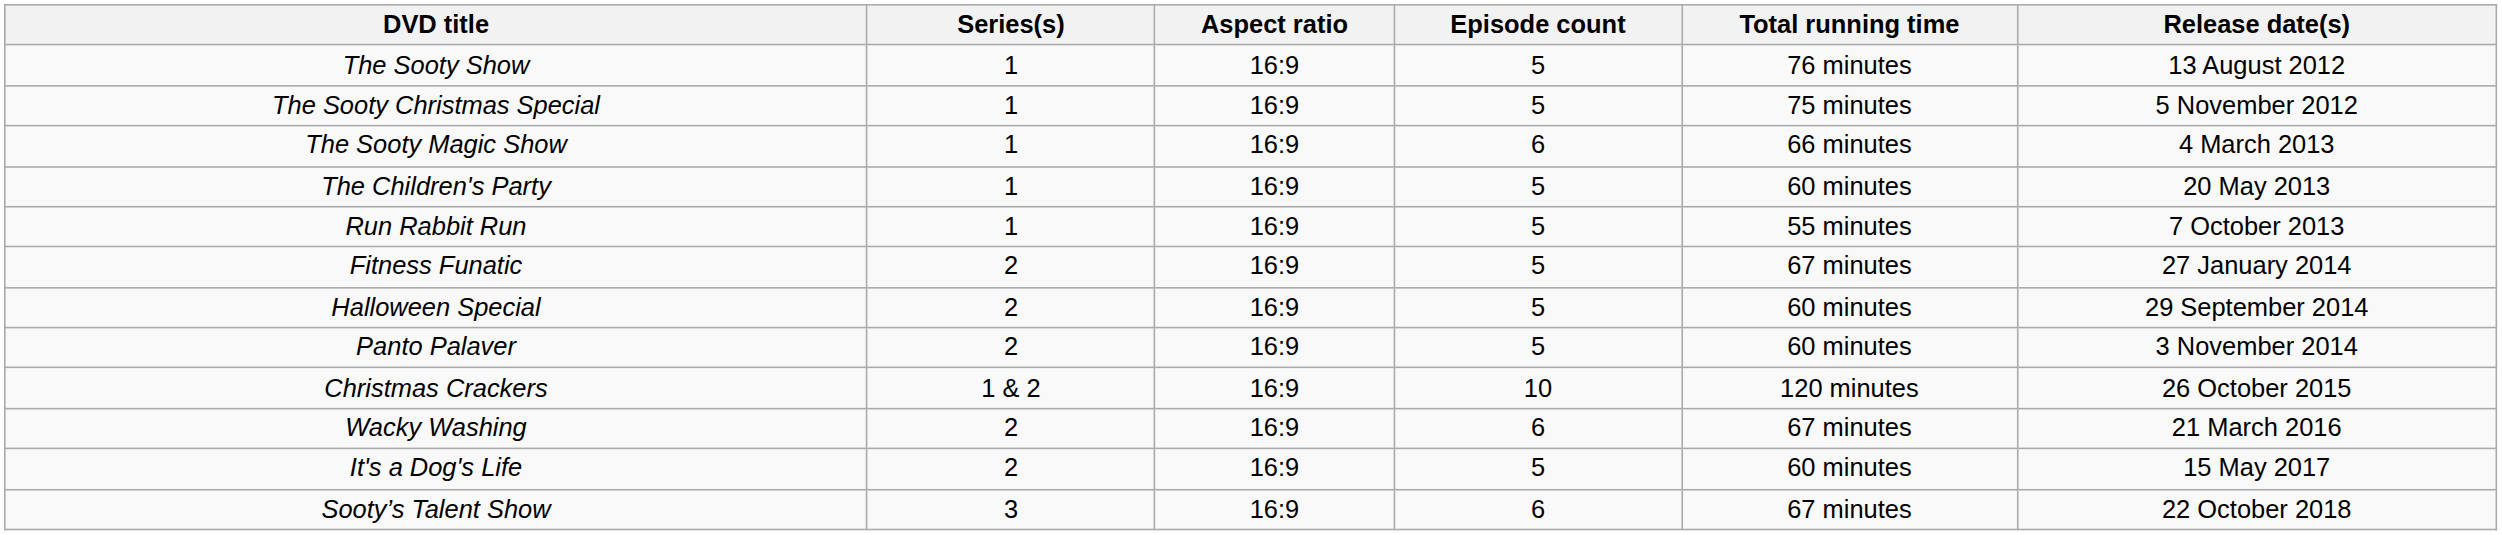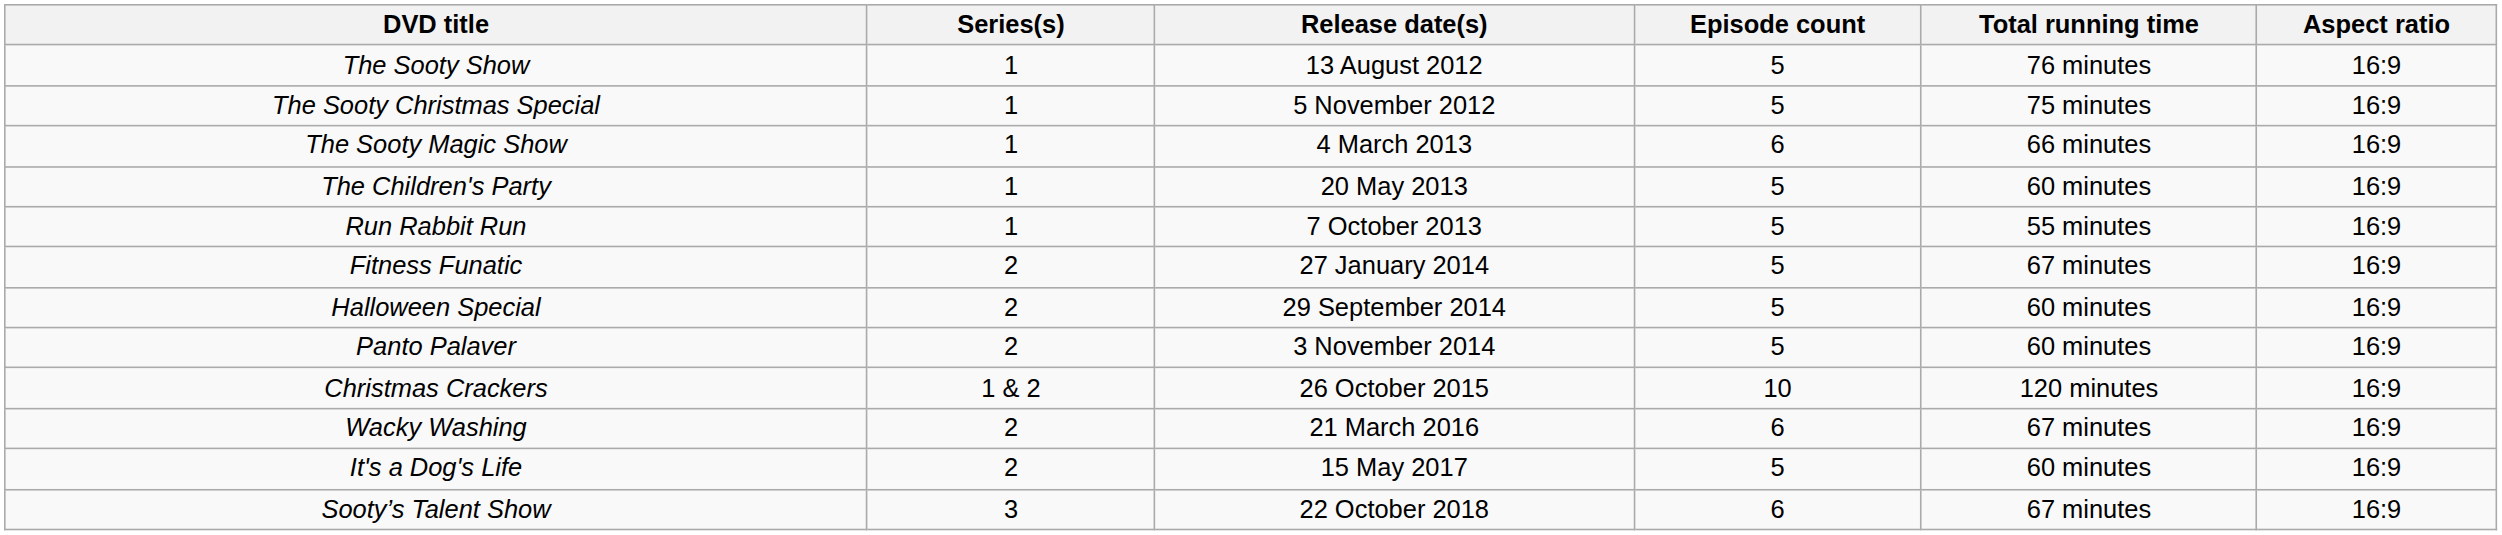columns swapped: (1274, 24) <-> (2257, 24)
